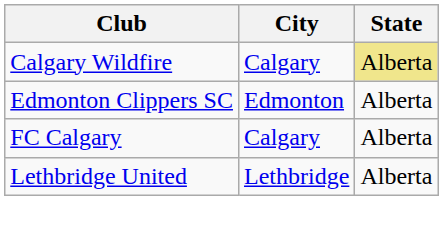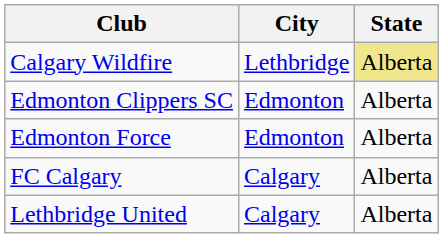(282, 61) Calgary -> (297, 61) Lethbridge
+ row: (91, 137)
(297, 175) Lethbridge -> (282, 213) Calgary
